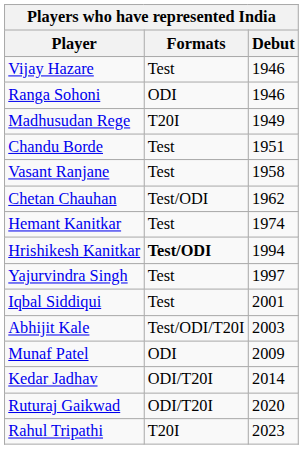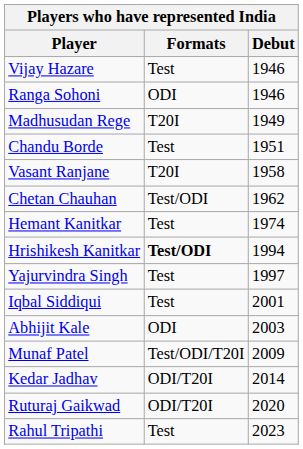(161, 172) Test -> (164, 172) T20I
(196, 328) Test/ODI/T20I -> (162, 328) ODI
(162, 353) ODI -> (196, 353) Test/ODI/T20I
(164, 431) T20I -> (161, 431) Test
